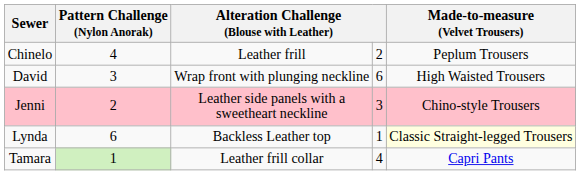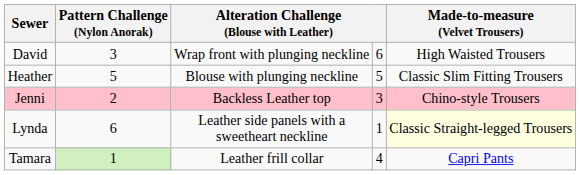- row: (30, 53)
+ row: (30, 76)
(272, 106) Leather side panels with a sweetheart neckline -> (272, 98) Backless Leather top
(272, 136) Backless Leather top -> (272, 128) Leather side panels with a sweetheart neckline
